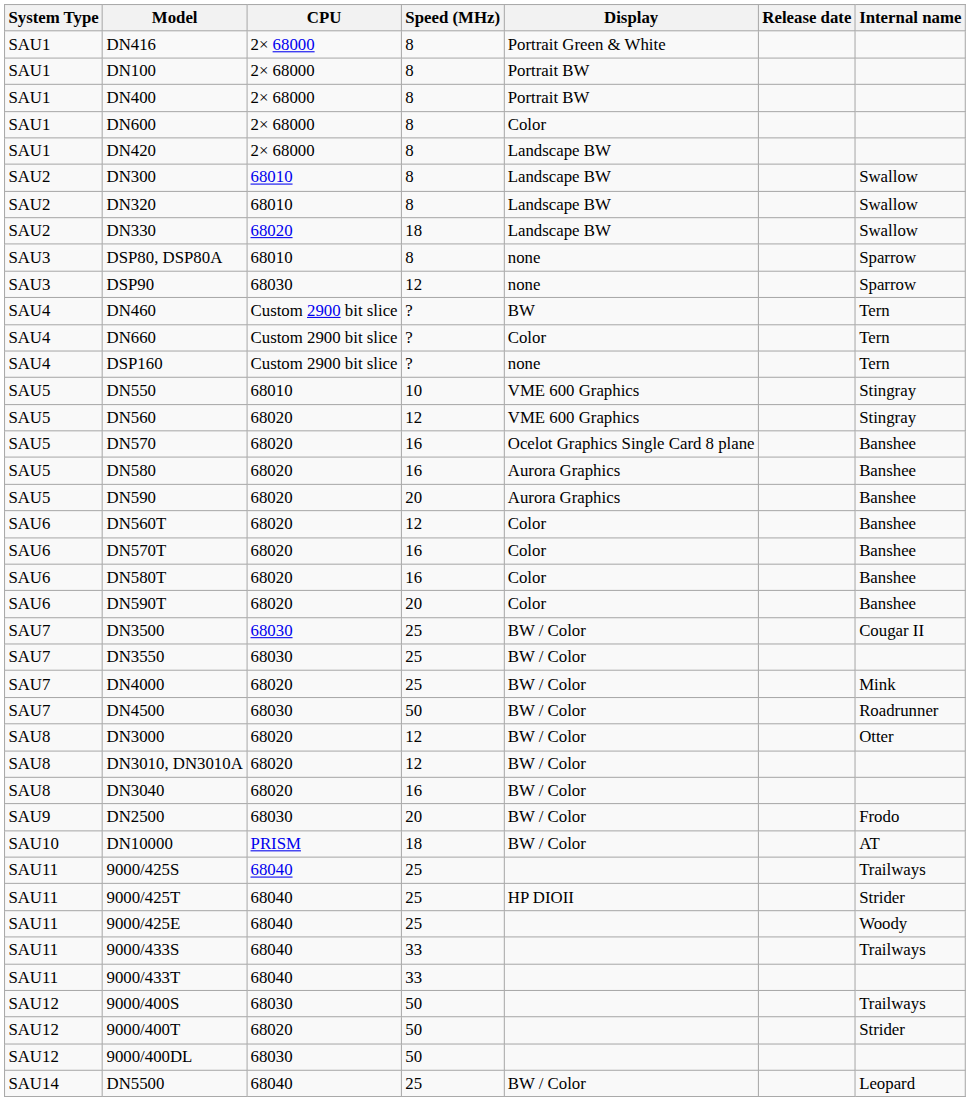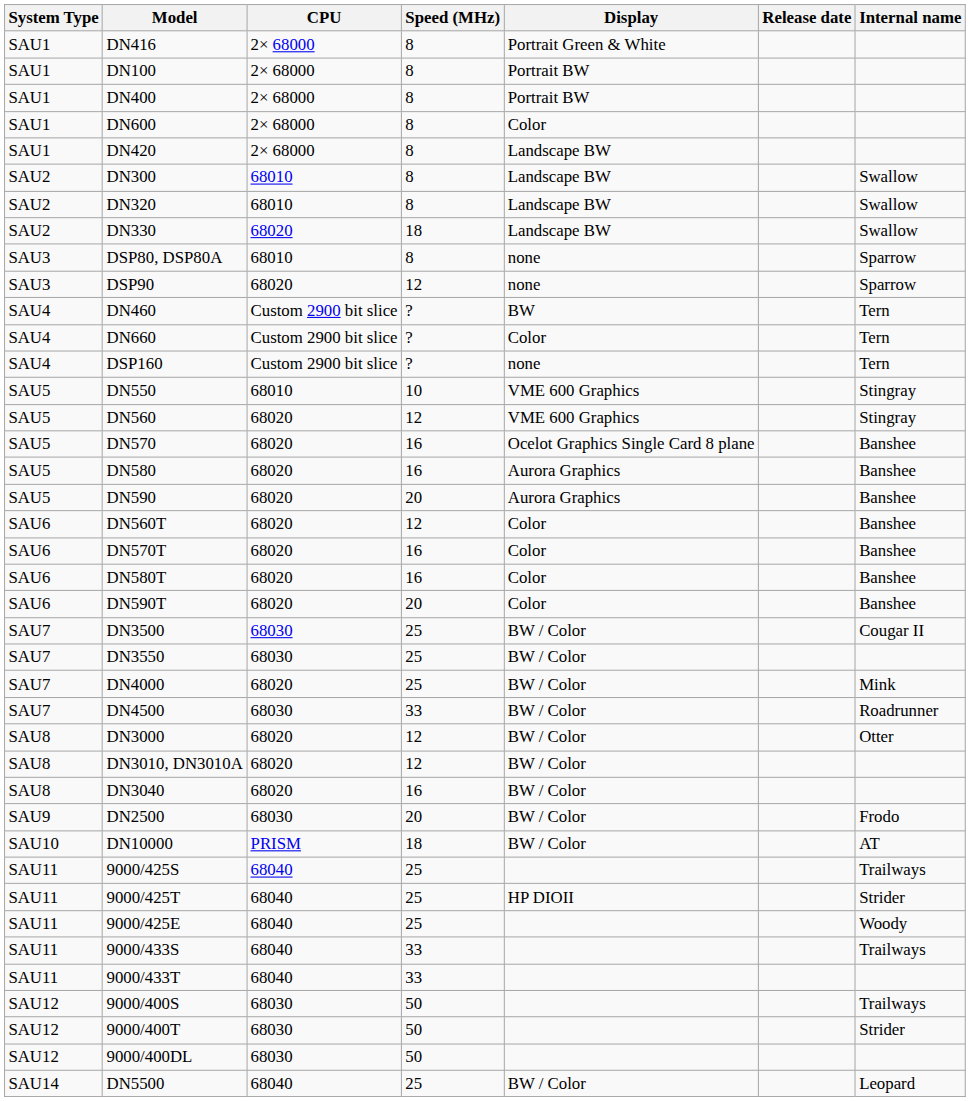(272, 284) 68030 -> (272, 284) 68020
(414, 710) 50 -> (414, 710) 33
(272, 1030) 68020 -> (272, 1030) 68030
